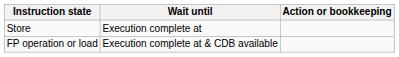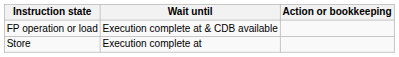rows swapped: (52, 44) <-> (19, 28)
